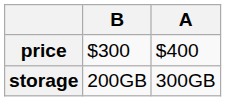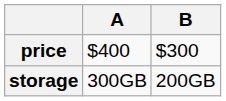columns swapped: (186, 19) <-> (117, 19)
